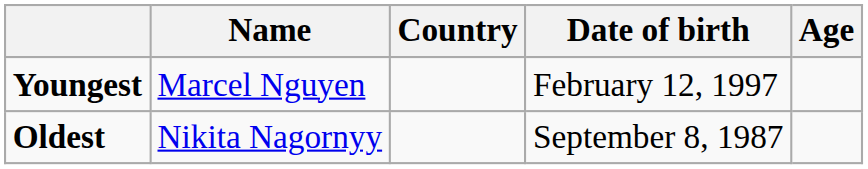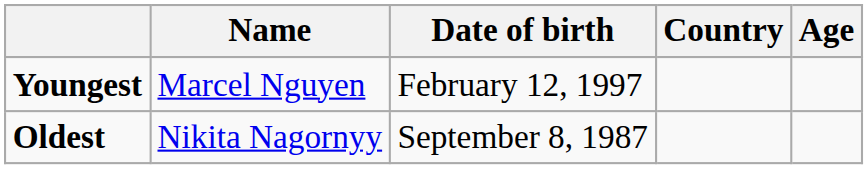columns swapped: (458, 30) <-> (658, 30)
